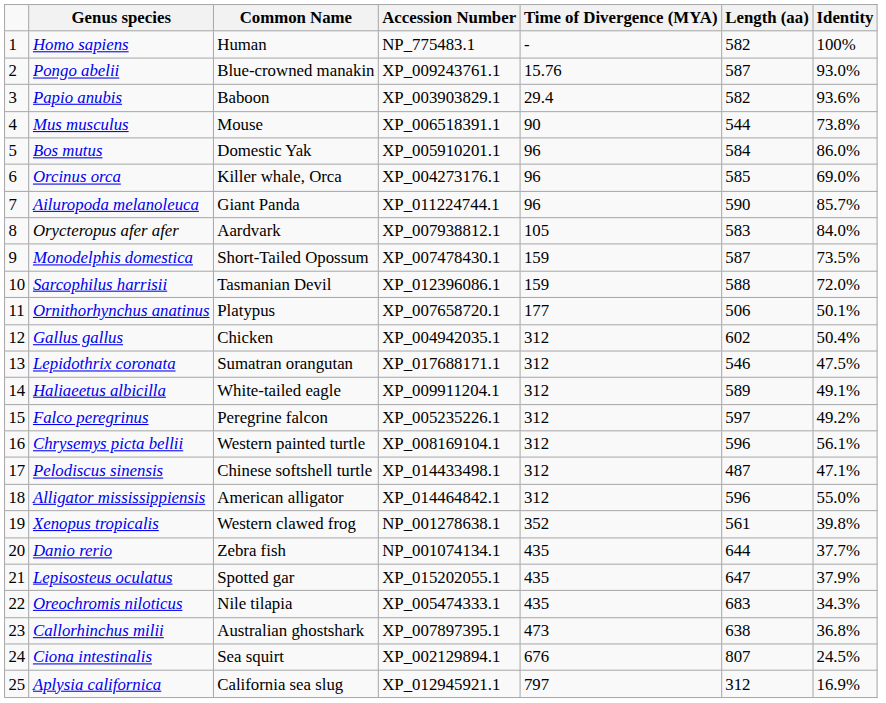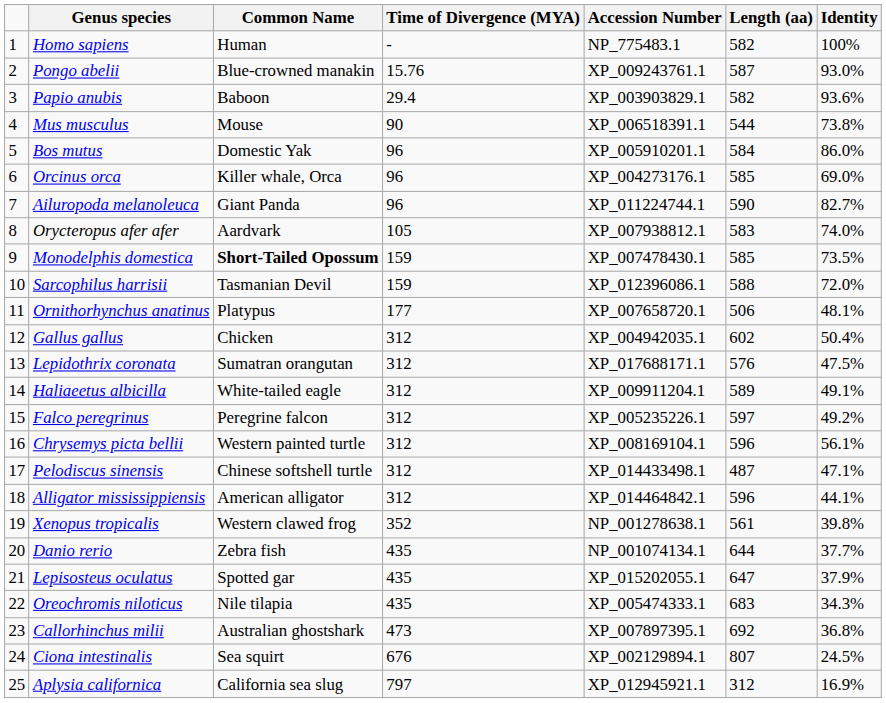columns swapped: (621, 17) <-> (449, 17)
(838, 204) 85.7% -> (842, 204) 82.7%
(838, 230) 84.0% -> (842, 230) 74.0%
(293, 257) normal -> (298, 257) bold
(738, 257) 587 -> (742, 257) 585
(838, 310) 50.1% -> (842, 310) 48.1%
(738, 364) 546 -> (742, 364) 576
(838, 497) 55.0% -> (842, 497) 44.1%
(738, 630) 638 -> (742, 630) 692
